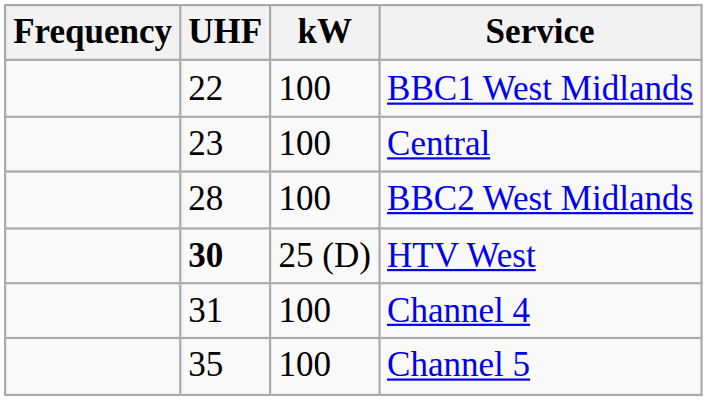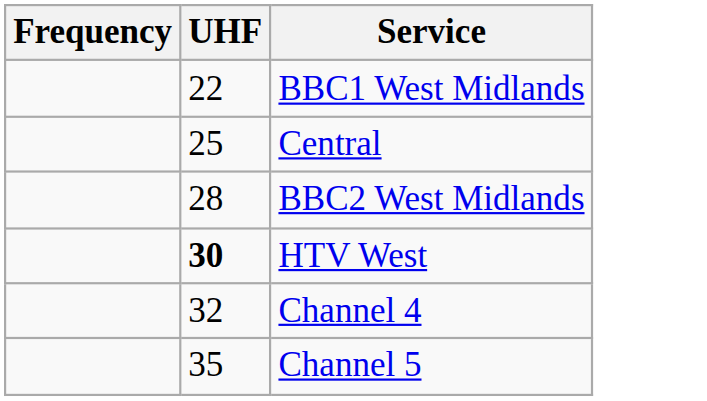- column: (325, 32)
(206, 143) 23 -> (206, 143) 25
(206, 310) 31 -> (206, 310) 32
